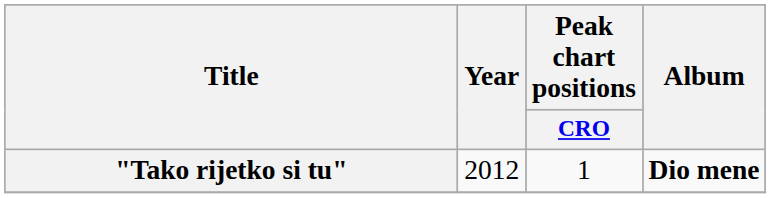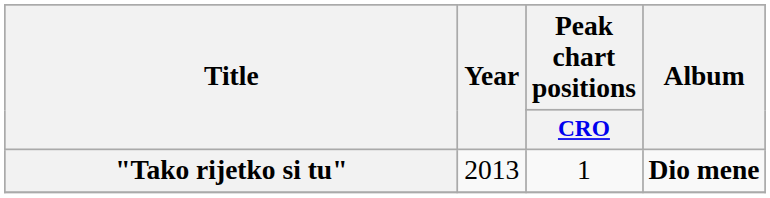(492, 170) 2012 -> (492, 170) 2013
